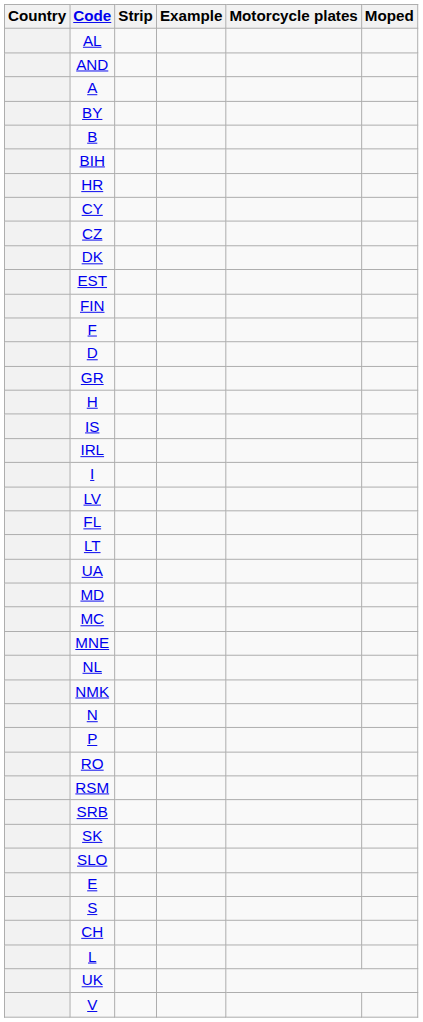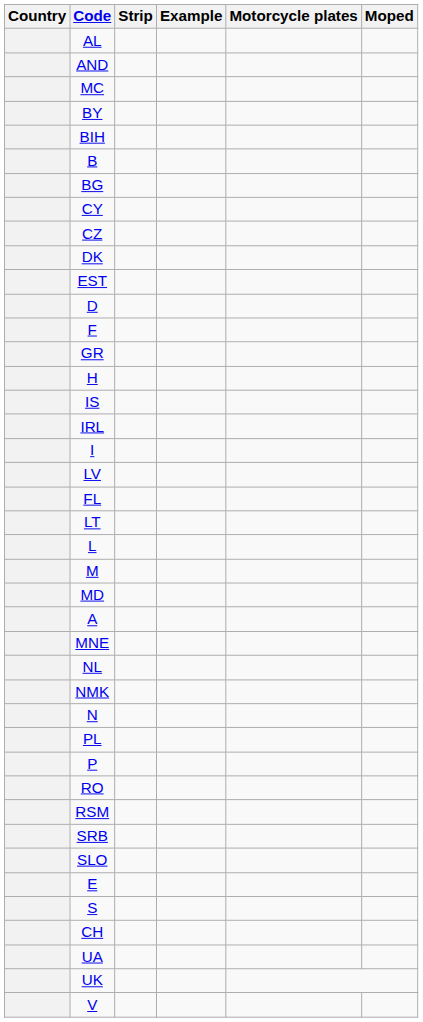rows swapped: (92, 88) <-> (92, 619)
rows swapped: (92, 137) <-> (92, 161)
+ row: (92, 185)
- row: (92, 185)
- row: (92, 305)
rows swapped: (92, 329) <-> (92, 354)
rows swapped: (92, 956) <-> (92, 570)
+ row: (92, 570)
+ row: (92, 739)
- row: (92, 836)
